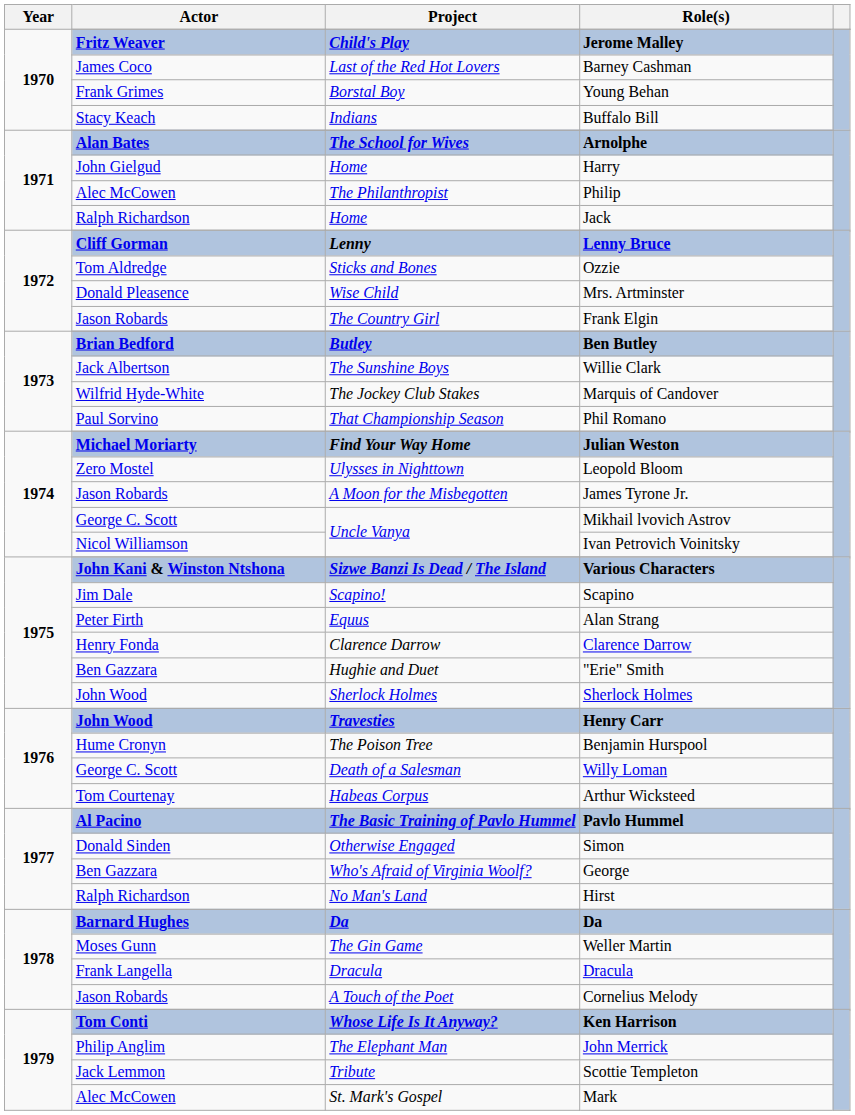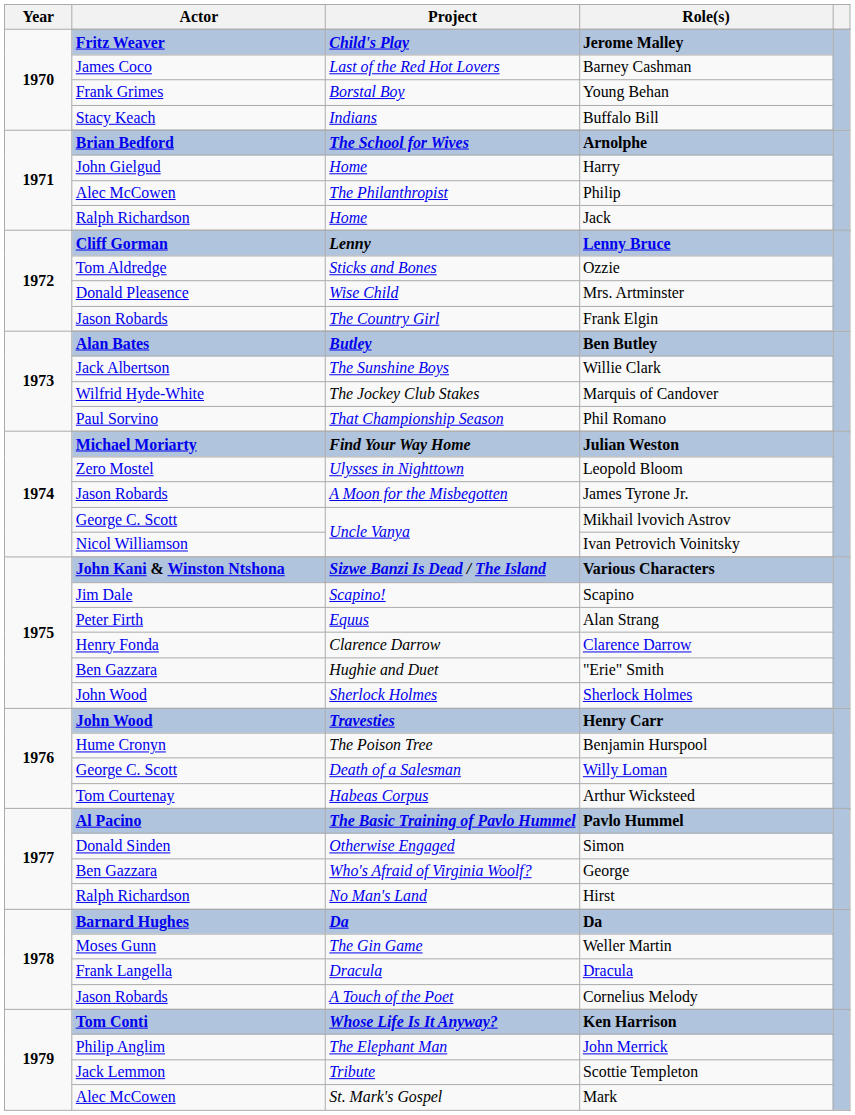(113, 142) Alan Bates -> (125, 142) Brian Bedford
(125, 343) Brian Bedford -> (113, 343) Alan Bates
